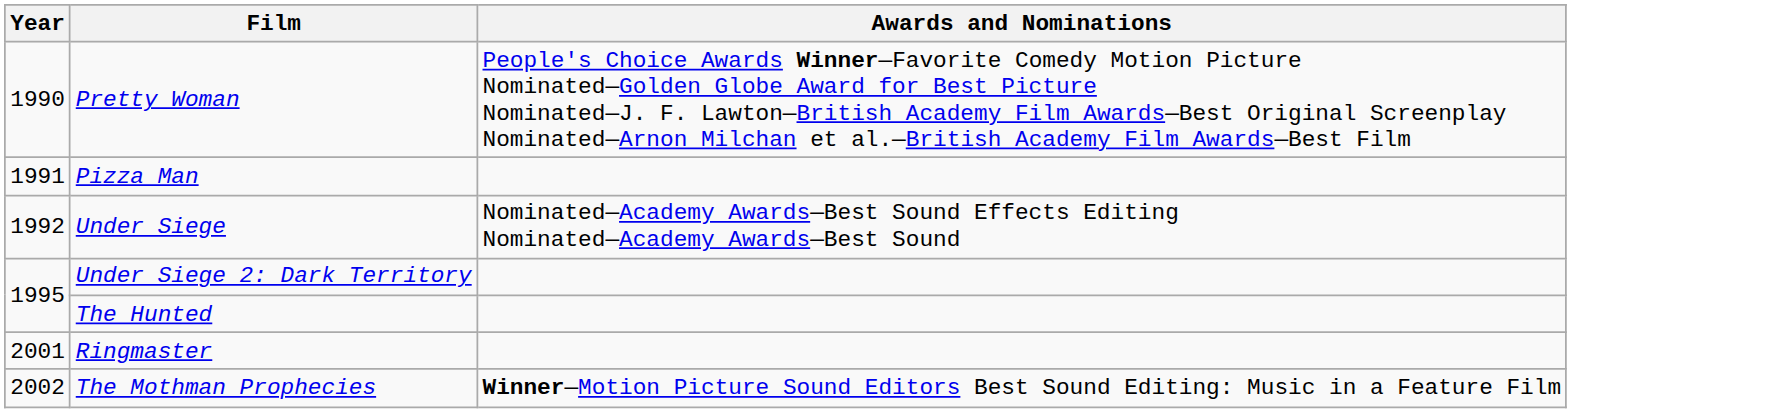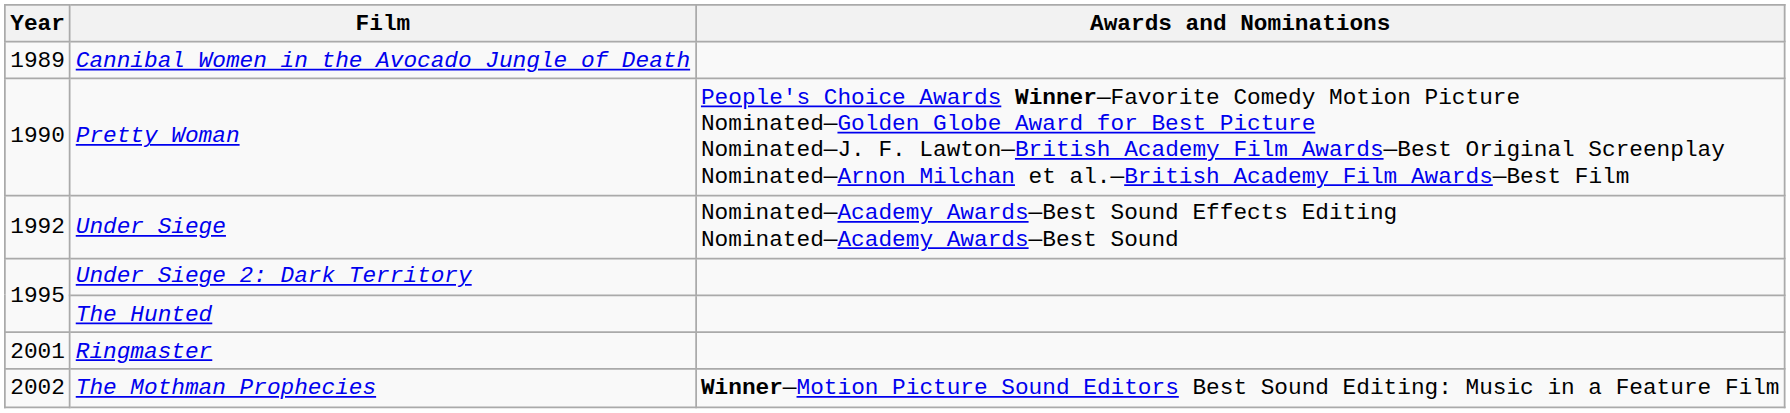+ row: (383, 60)
- row: (137, 176)
